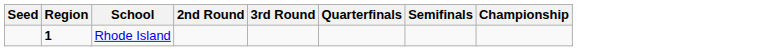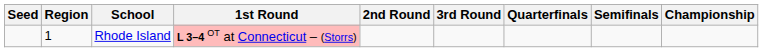+ column: (267, 15)
(48, 36) bold -> (48, 36) normal
